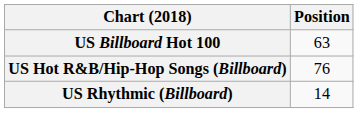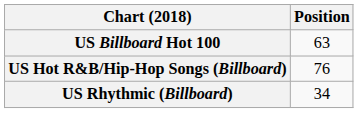(322, 94) 14 -> (322, 94) 34
